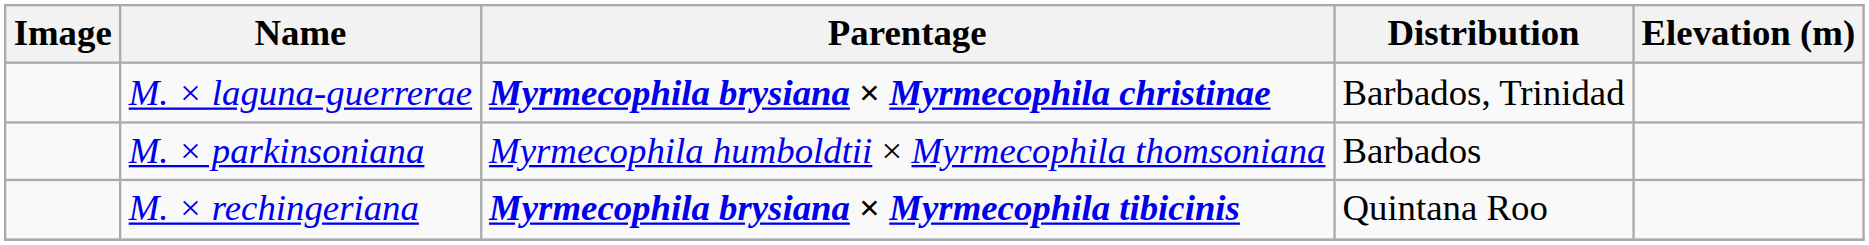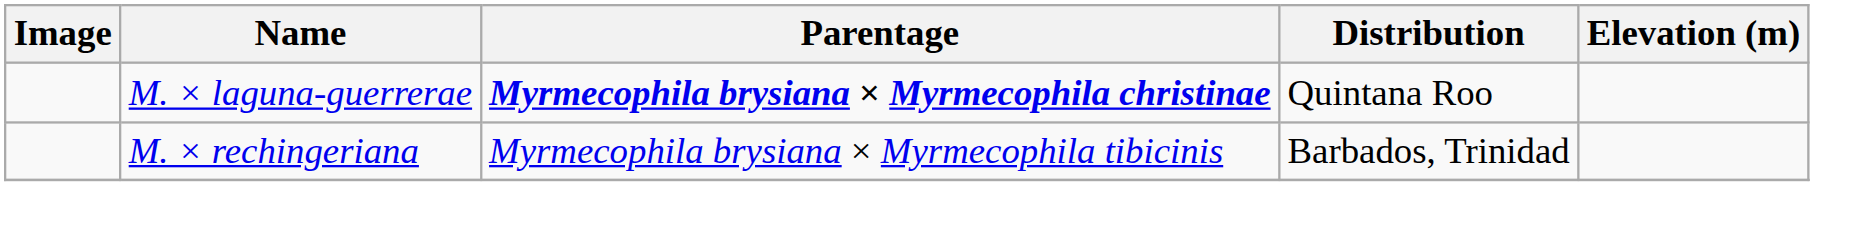(1483, 92) Barbados, Trinidad -> (1390, 92) Quintana Roo
- row: (277, 150)
(864, 208) bold -> (856, 150) normal
(1445, 208) Quintana Roo -> (1429, 150) Barbados, Trinidad
